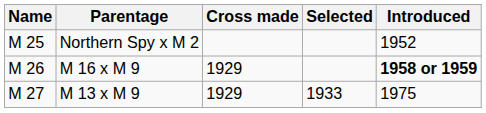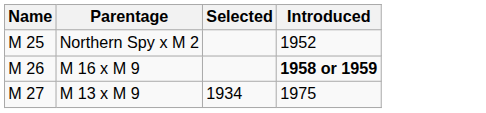- column: (253, 17)
(324, 94) 1933 -> (224, 94) 1934
